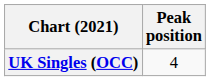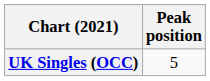(174, 62) 4 -> (174, 62) 5
